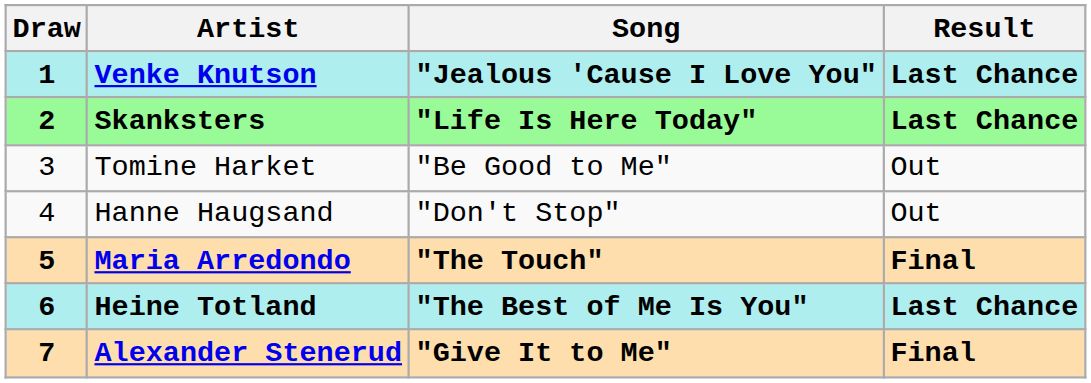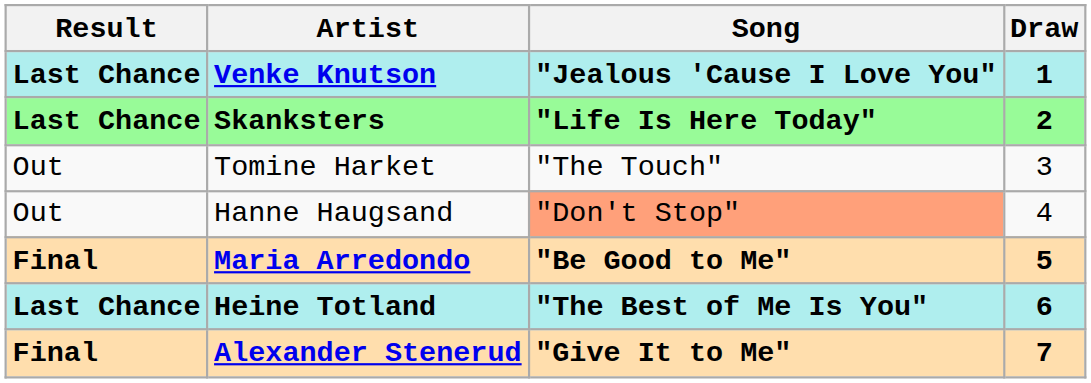columns swapped: (47, 28) <-> (984, 28)
(544, 167) "Be Good to Me" -> (629, 167) "The Touch"
(518, 214) no background -> (638, 214) lightsalmon background
(510, 260) "The Touch" -> (663, 260) "Be Good to Me"
